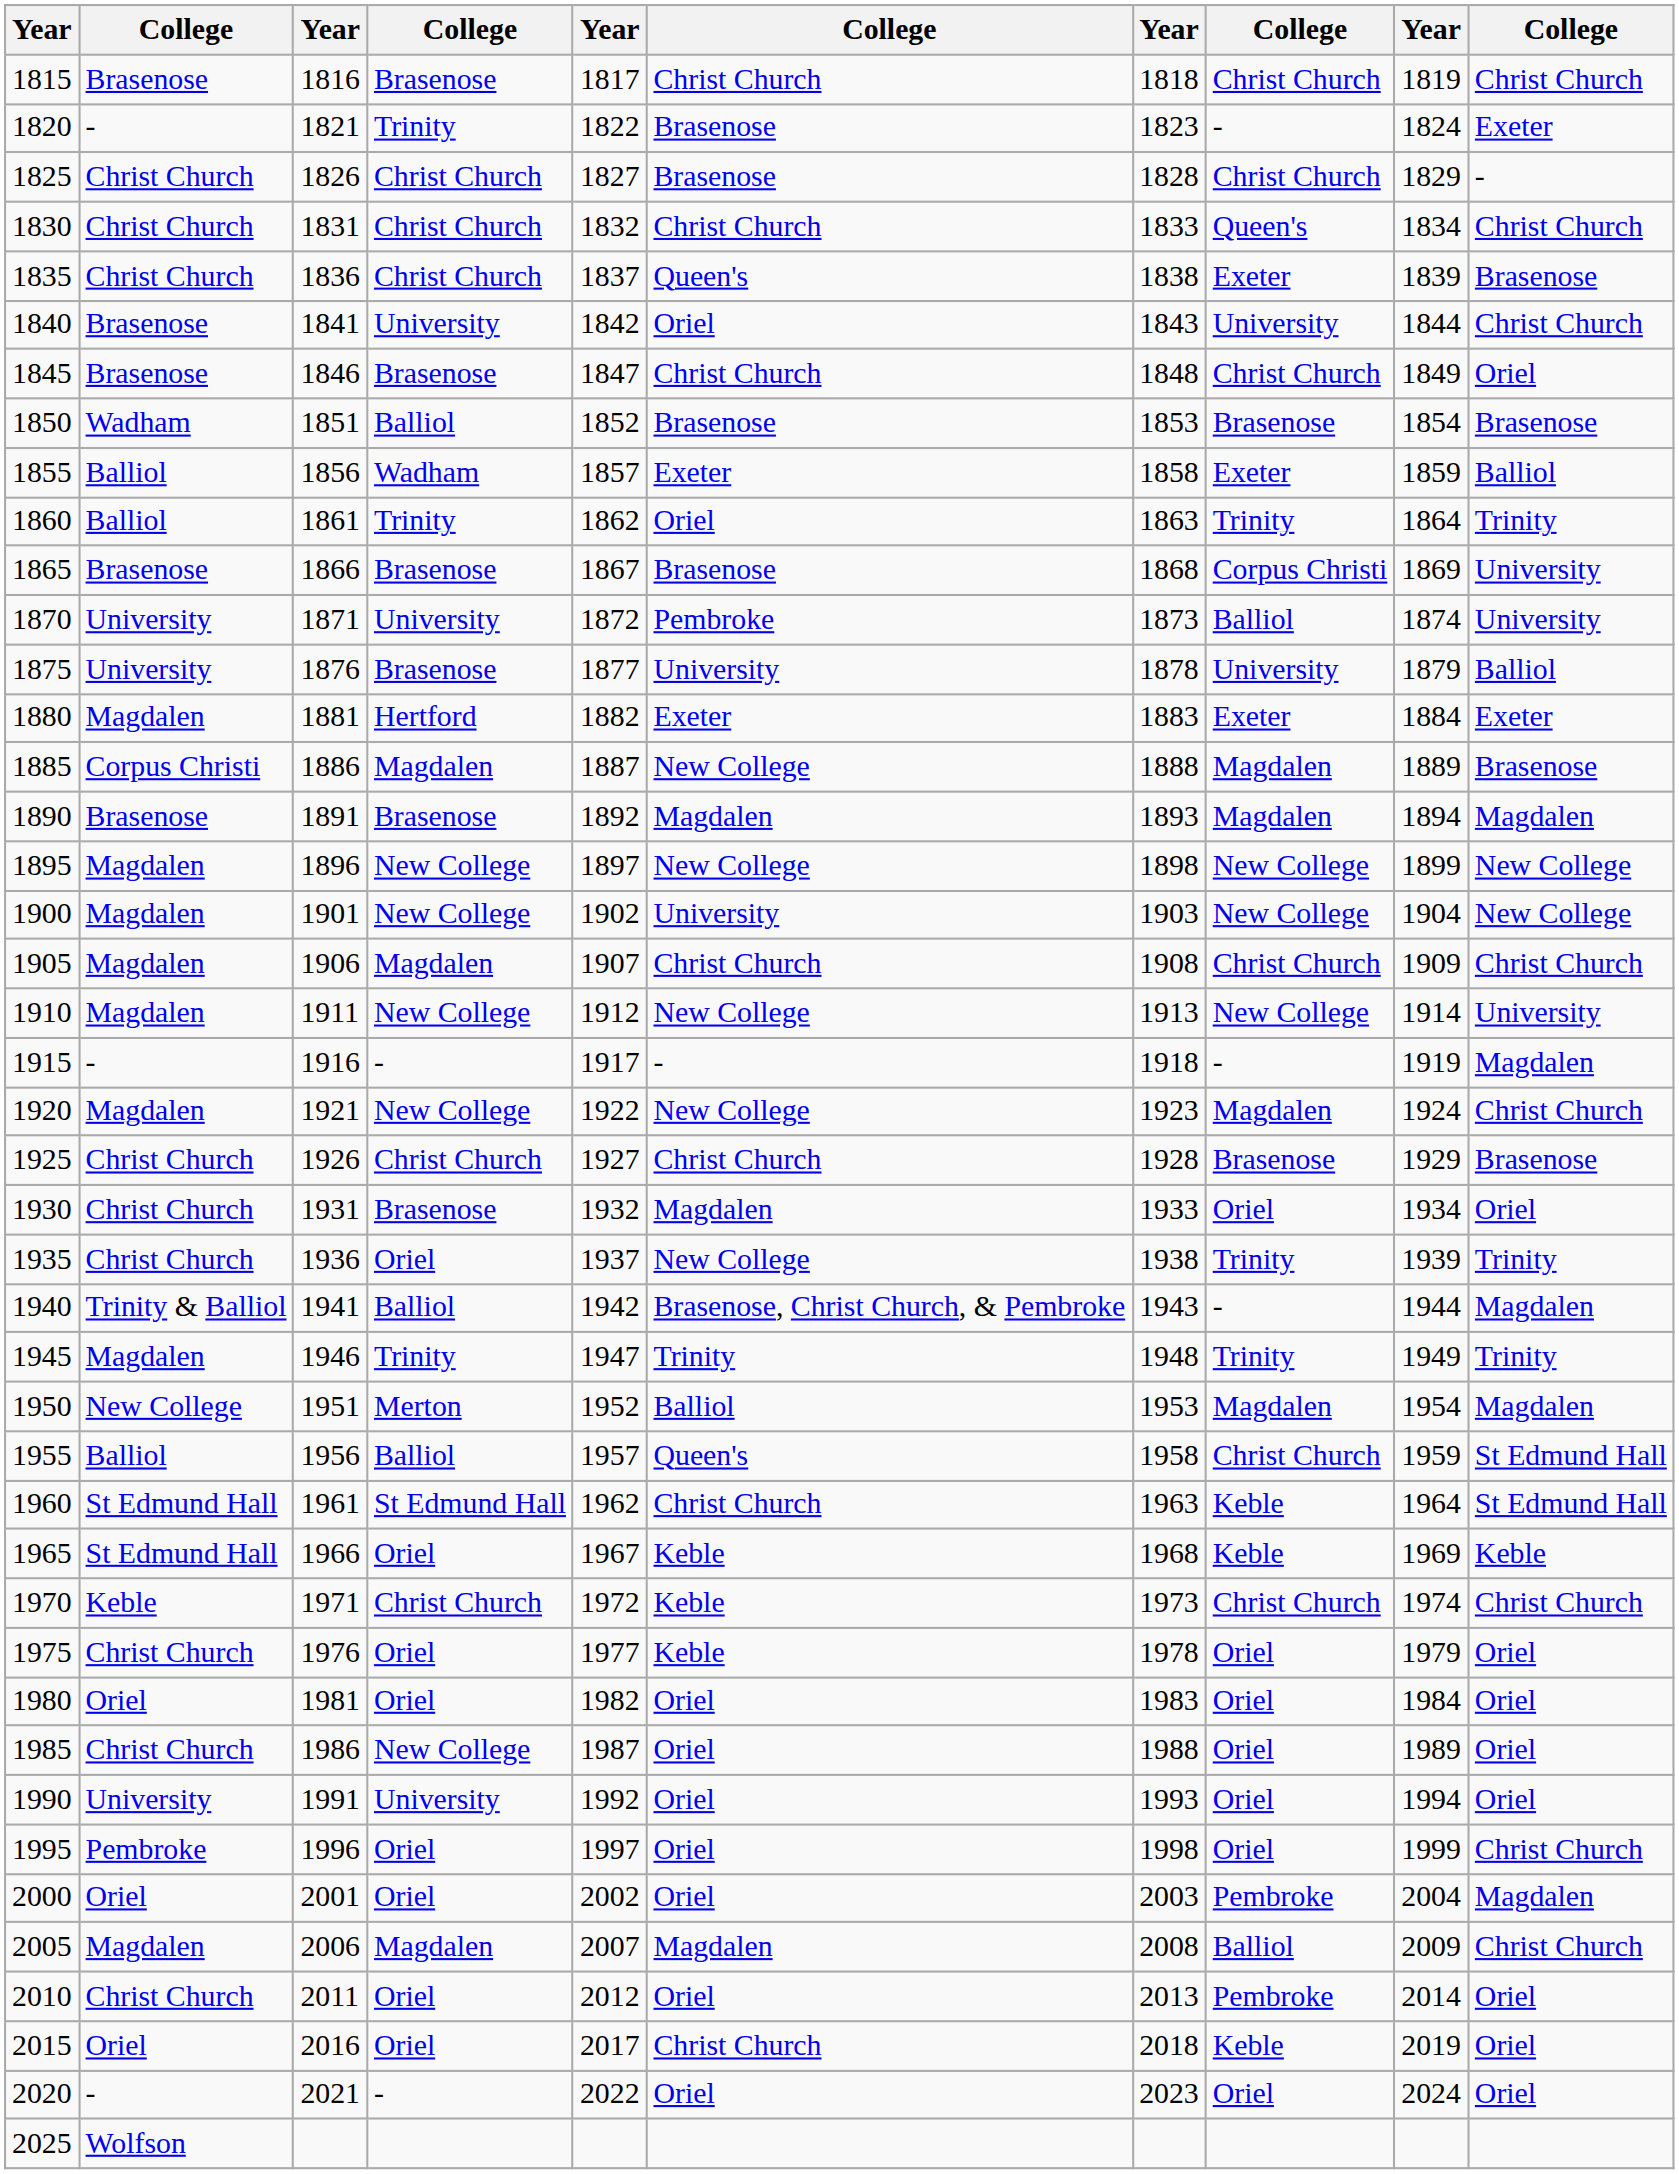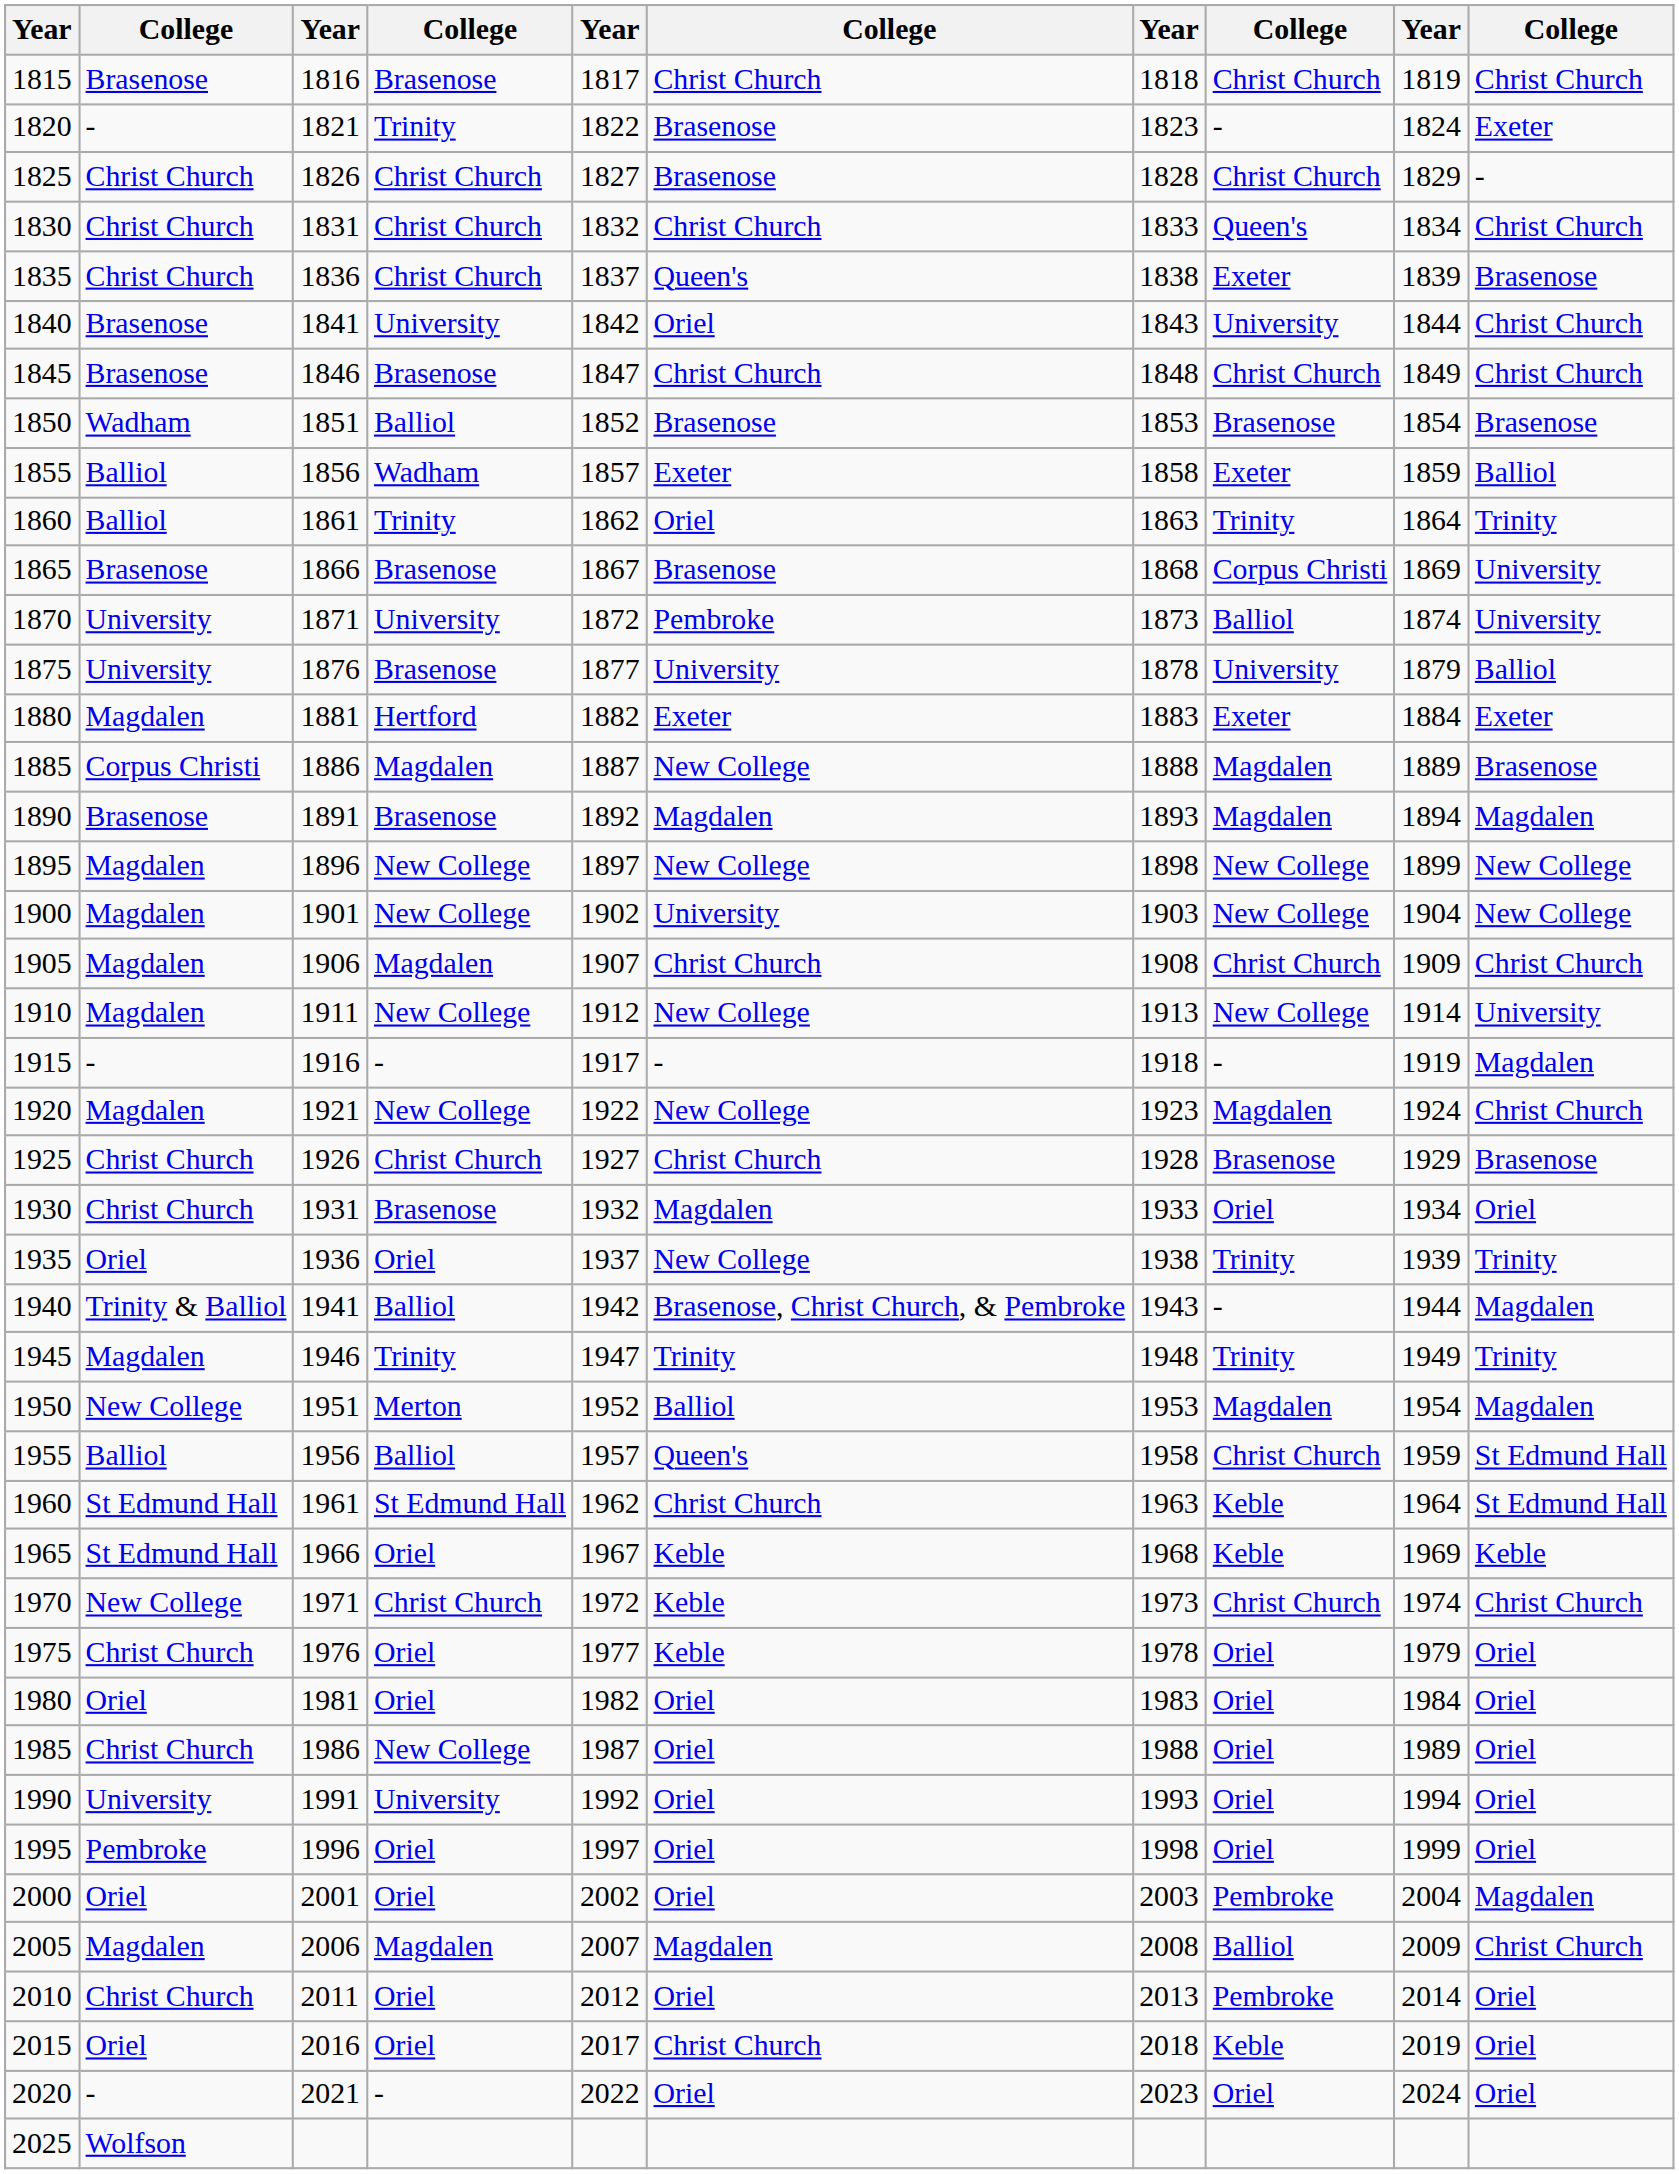(1505, 373) Oriel -> (1559, 373) Christ Church
(170, 1258) Christ Church -> (116, 1258) Oriel
(121, 1602) Keble -> (164, 1602) New College
(1559, 1848) Christ Church -> (1505, 1848) Oriel
